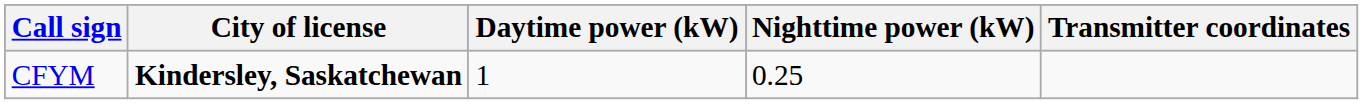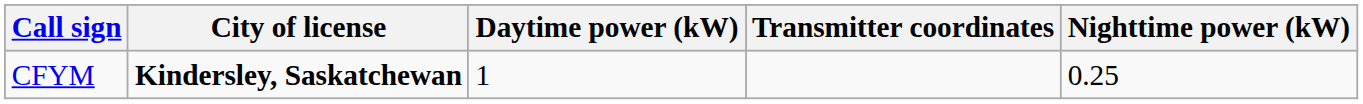columns swapped: (893, 27) <-> (1199, 27)
